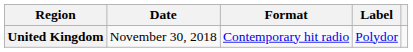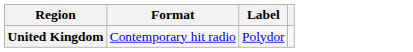- column: (163, 15)
